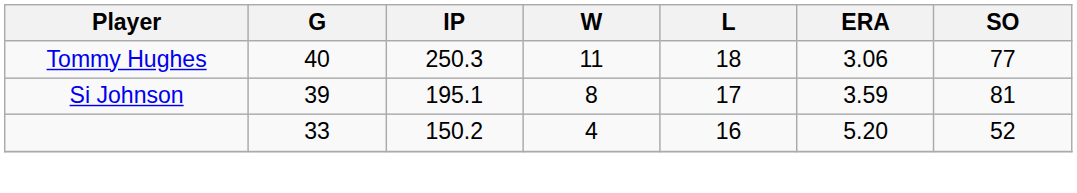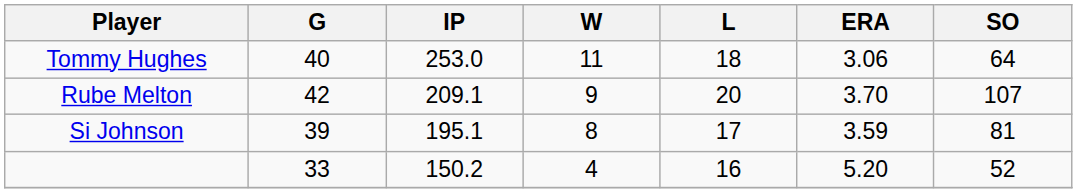(454, 59) 250.3 -> (454, 59) 253.0
(1003, 59) 77 -> (1003, 59) 64
+ row: (127, 95)
